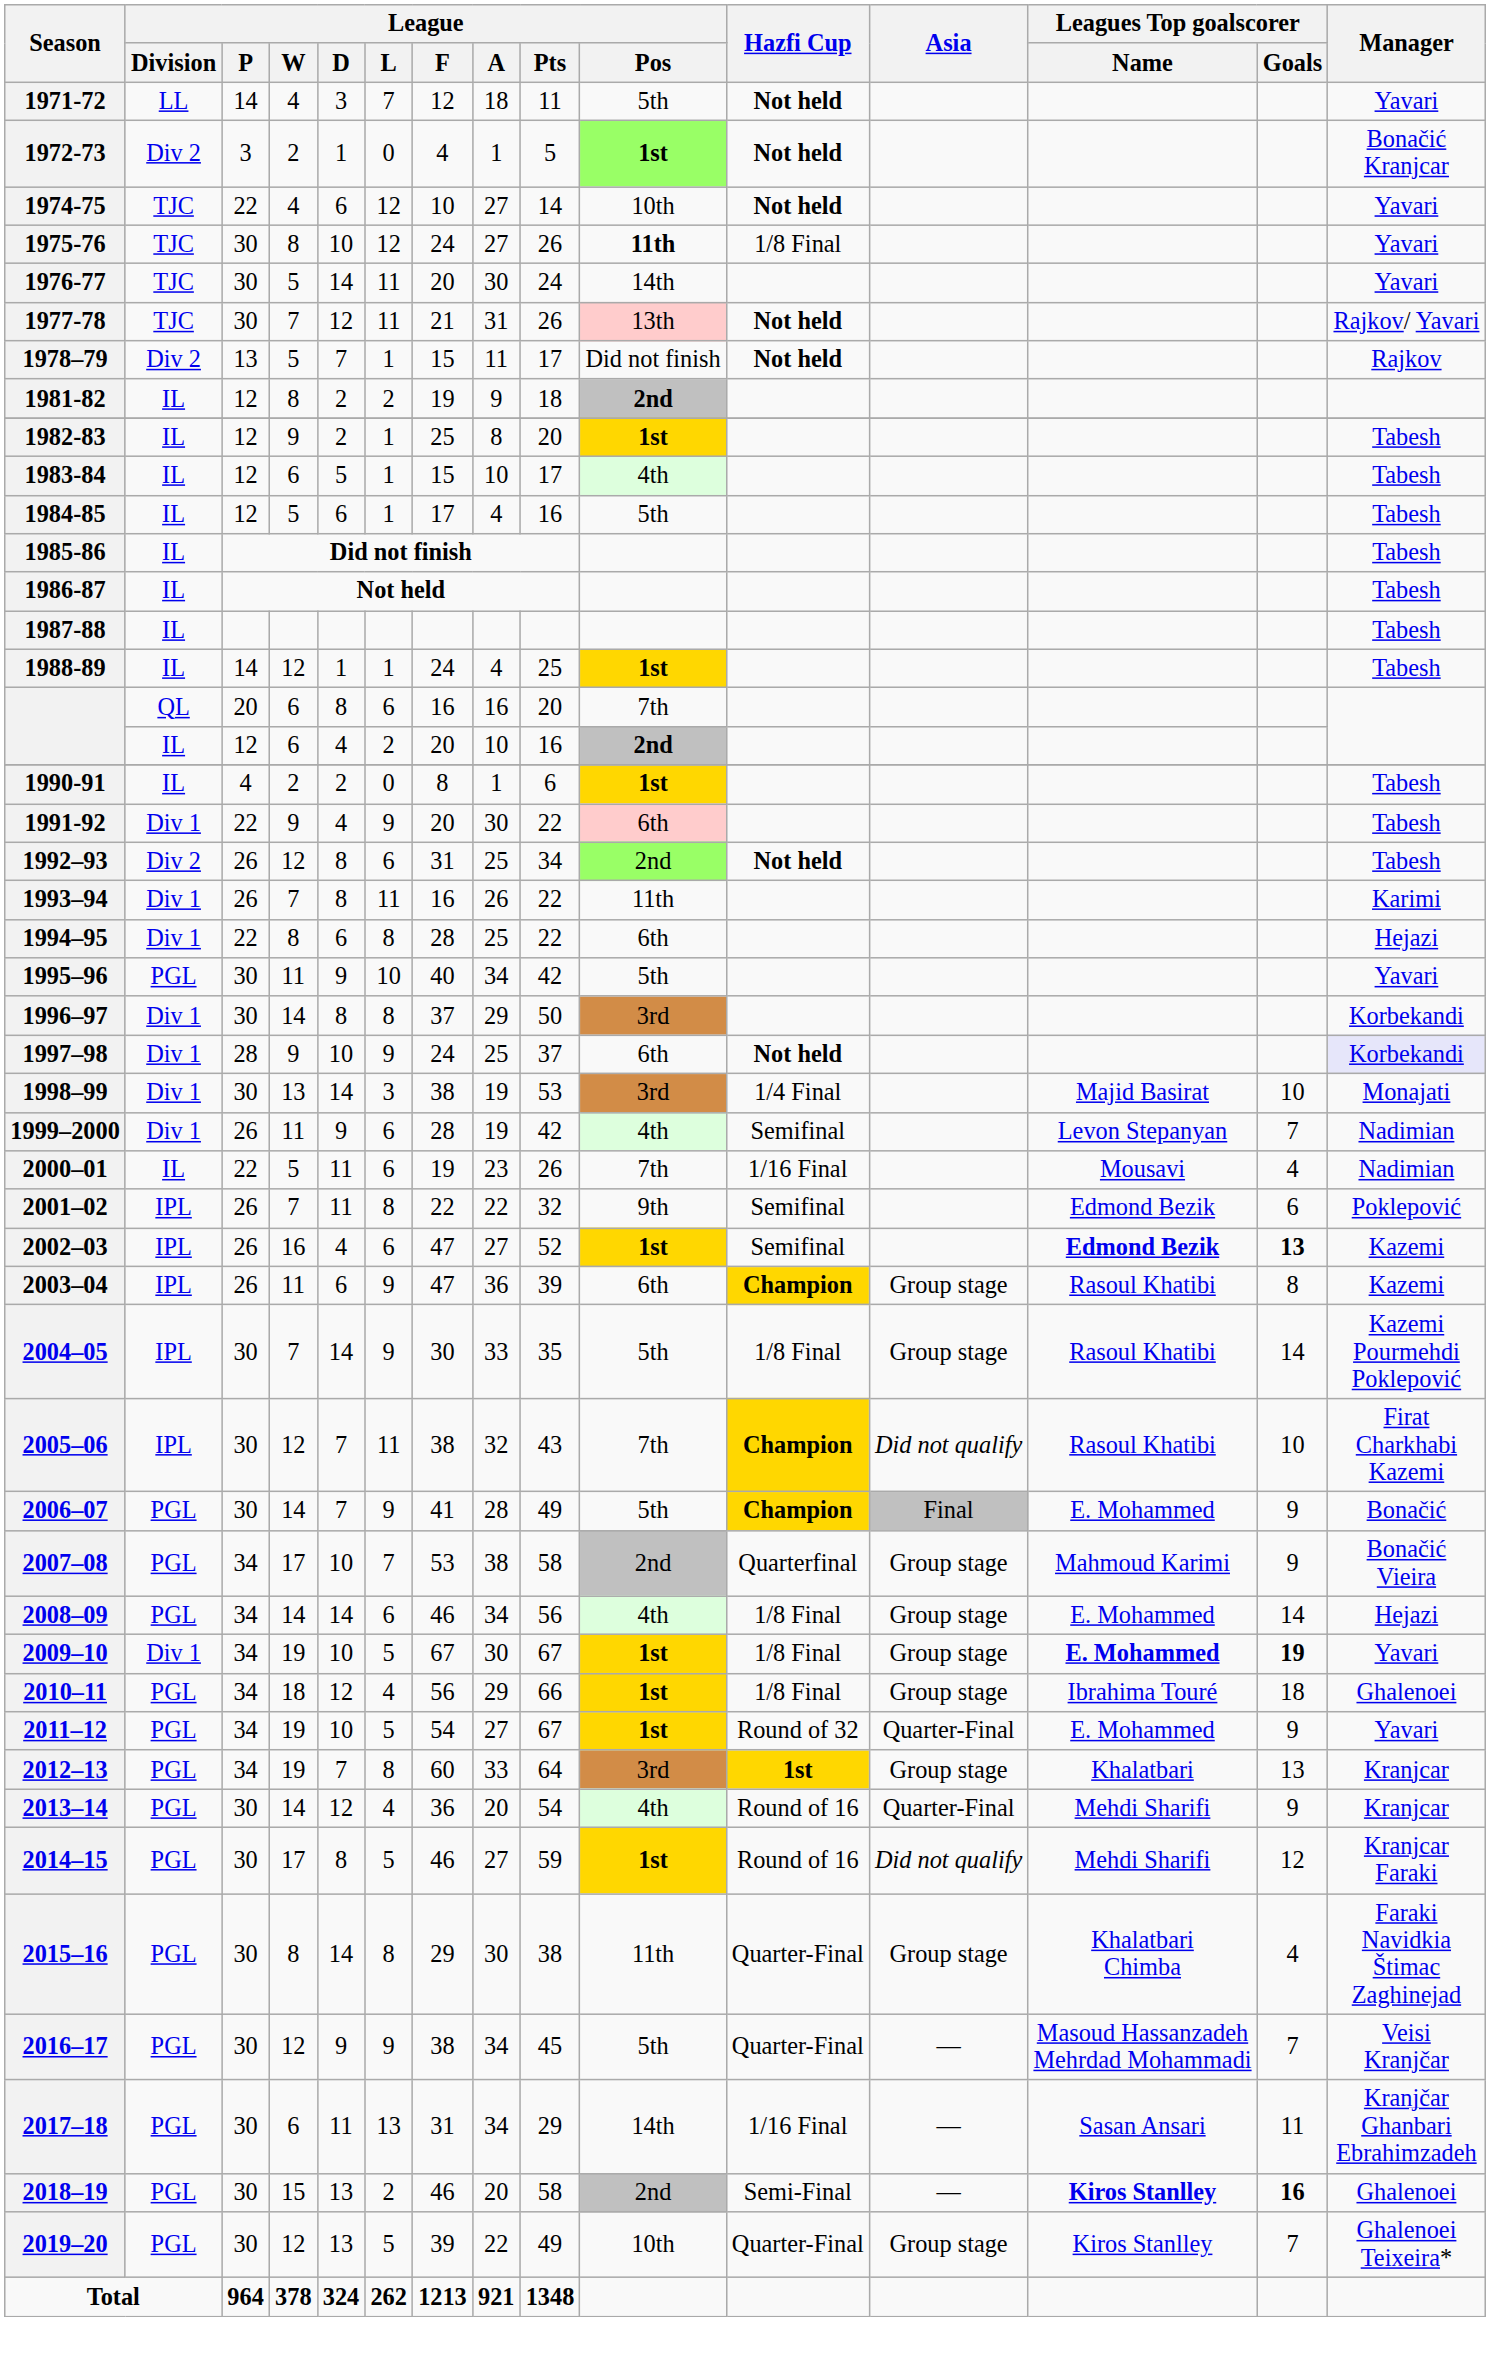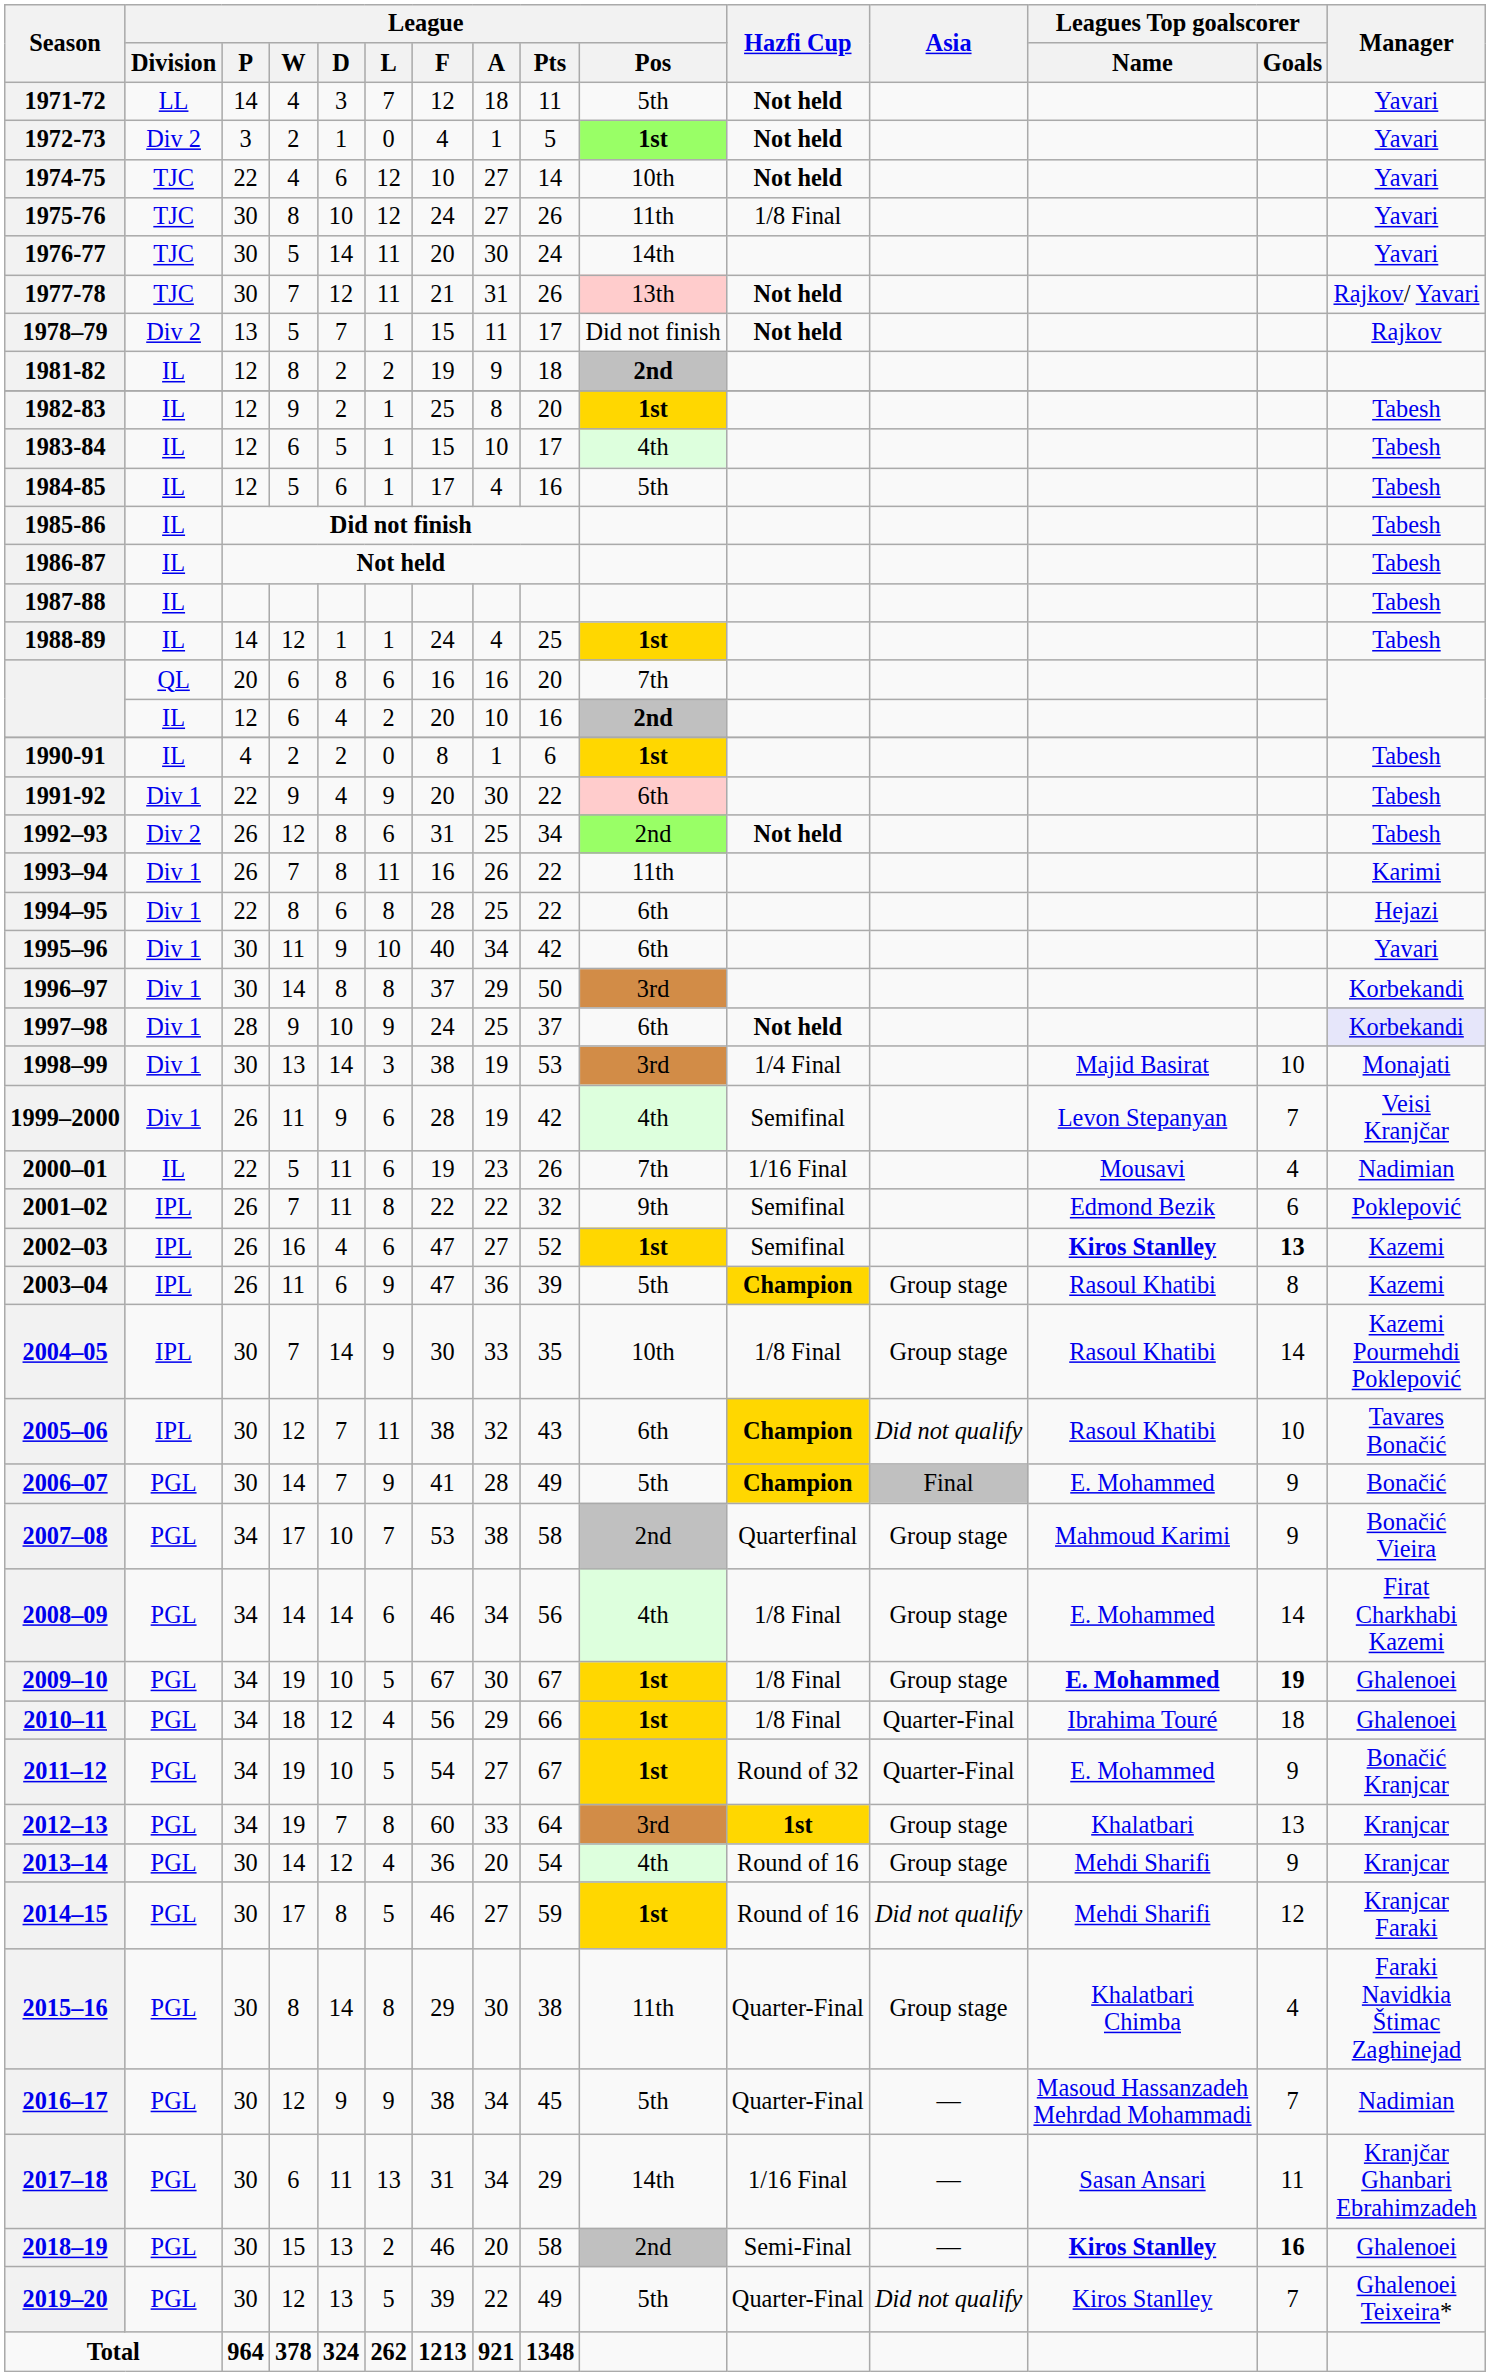(1406, 153) Bonačić Kranjcar -> (1406, 139) Yavari
(653, 243) bold -> (653, 216) normal
(174, 976) PGL -> (174, 949) Div 1
(653, 976) 5th -> (653, 949) 6th
(1406, 1131) Nadimian -> (1406, 1117) Veisi Kranjčar
(1142, 1246) Edmond Bezik -> (1142, 1246) Kiros Stanlley
(653, 1285) 6th -> (653, 1285) 5th
(653, 1351) 5th -> (653, 1351) 10th
(653, 1444) 7th -> (653, 1430) 6th
(1406, 1444) Firat Charkhabi Kazemi -> (1406, 1430) Tavares Bonačić
(1406, 1615) Hejazi -> (1406, 1615) Firat Charkhabi Kazemi
(174, 1653) Div 1 -> (174, 1680) PGL
(1406, 1653) Yavari -> (1406, 1680) Ghalenoei
(949, 1692) Group stage -> (949, 1719) Quarter-Final
(1406, 1730) Yavari -> (1406, 1771) Bonačić Kranjcar
(949, 1807) Quarter-Final -> (949, 1862) Group stage
(1406, 2046) Veisi Kranjčar -> (1406, 2101) Nadimian
(653, 2244) 10th -> (653, 2299) 5th
(949, 2244) Group stage -> (949, 2299) Did not qualify
